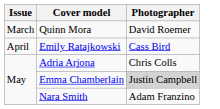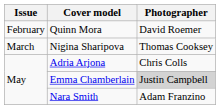(21, 29) March -> (26, 29) February
+ row: (87, 46)
- row: (80, 46)
